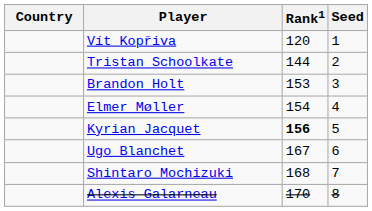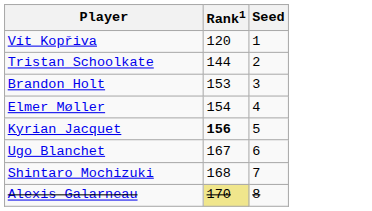- column: (44, 17)
(298, 195) no background -> (219, 195) khaki background
